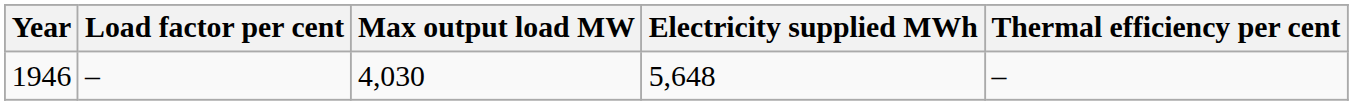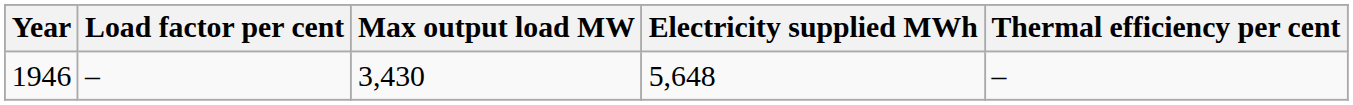(391, 75) 4,030 -> (391, 75) 3,430
